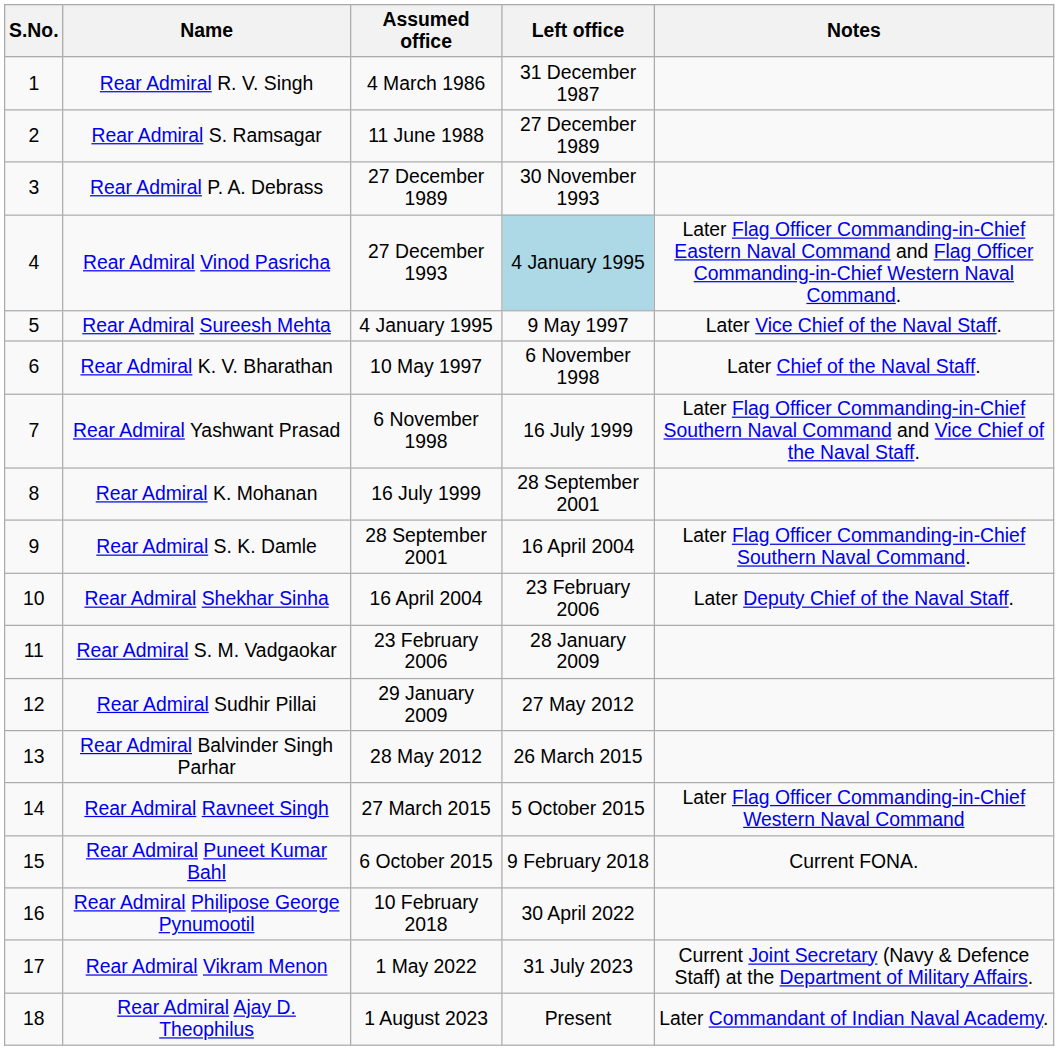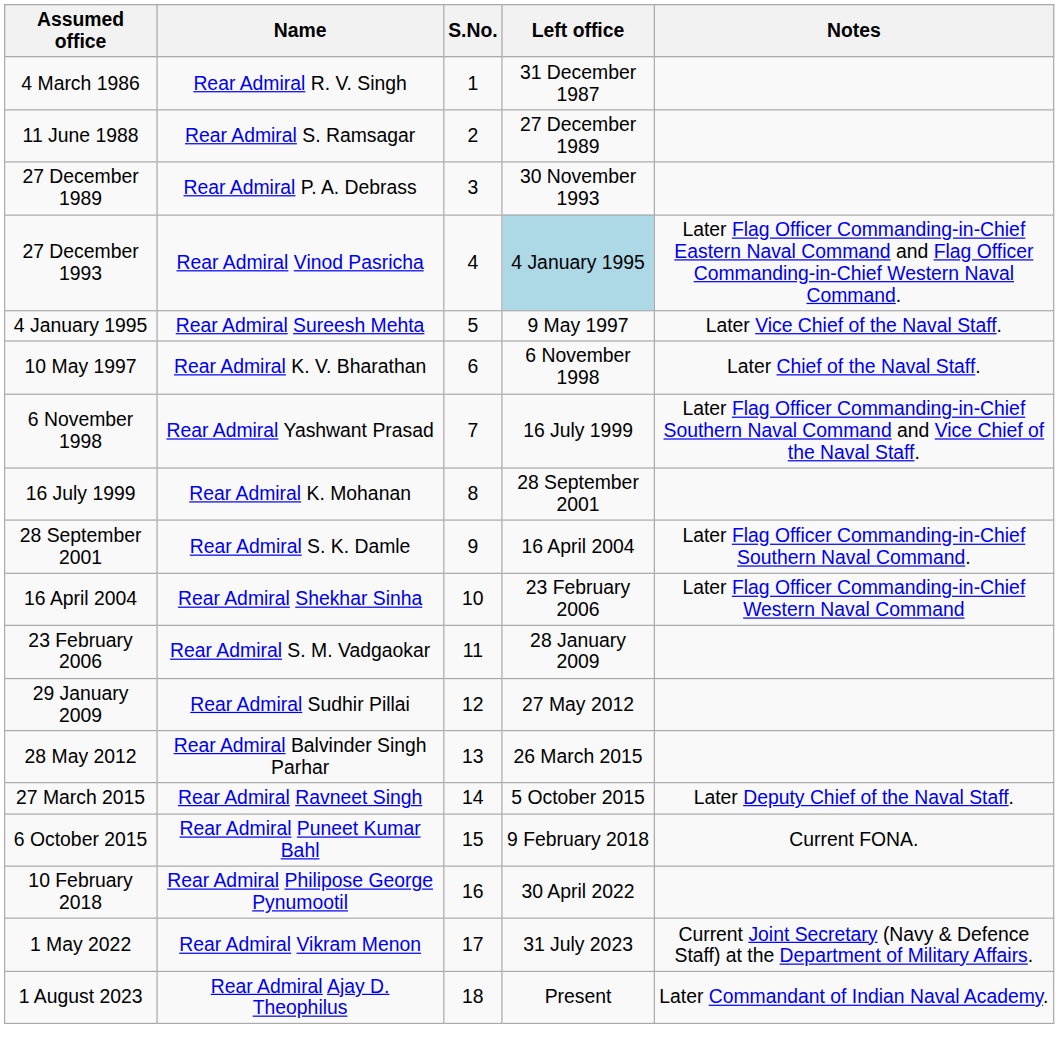columns swapped: (34, 30) <-> (426, 30)
(854, 599) Later Deputy Chief of the Naval Staff. -> (854, 599) Later Flag Officer Commanding-in-Chief Western Naval Command
(854, 809) Later Flag Officer Commanding-in-Chief Western Naval Command -> (854, 798) Later Deputy Chief of the Naval Staff.
